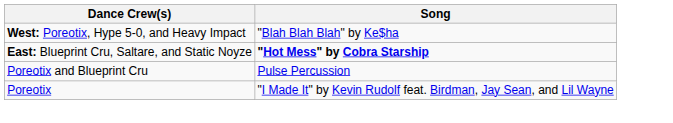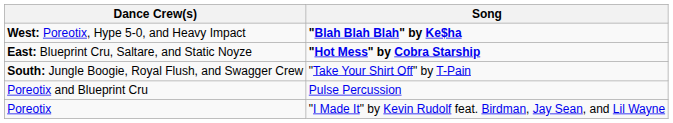(328, 33) normal -> (385, 33) bold
+ row: (155, 71)
